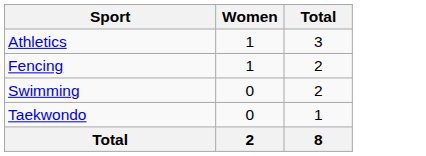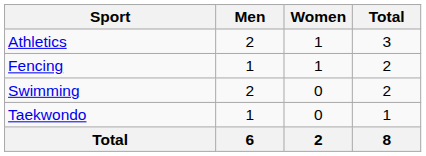+ column: (250, 17)
